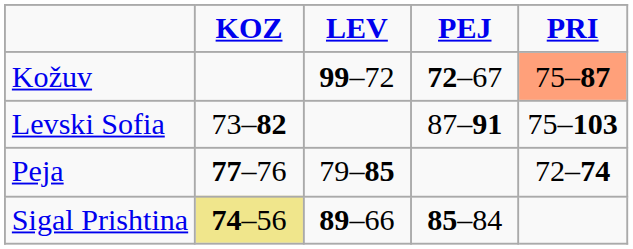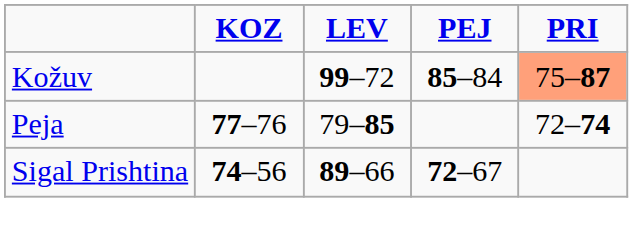(465, 76) 72–67 -> (465, 76) 85–84
- row: (88, 123)
(249, 219) khaki background -> (249, 171) no background
(465, 219) 85–84 -> (465, 171) 72–67
